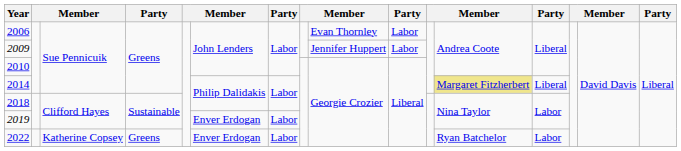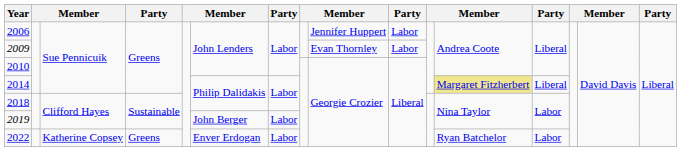(344, 31) Evan Thornley -> (348, 31) Jennifer Huppert
(348, 48) Jennifer Huppert -> (344, 48) Evan Thornley
(227, 119) Enver Erdogan -> (220, 119) John Berger
